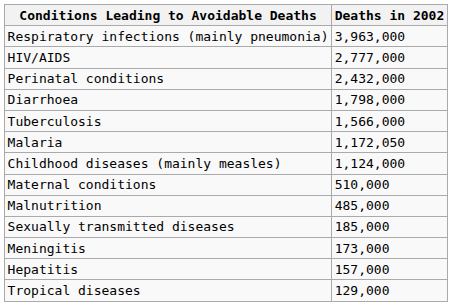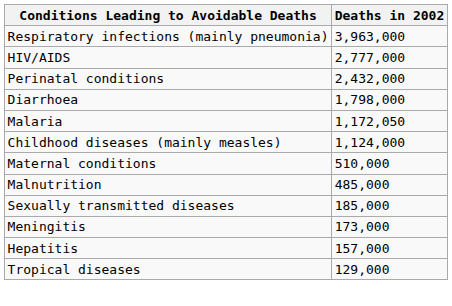- row: (55, 121)
